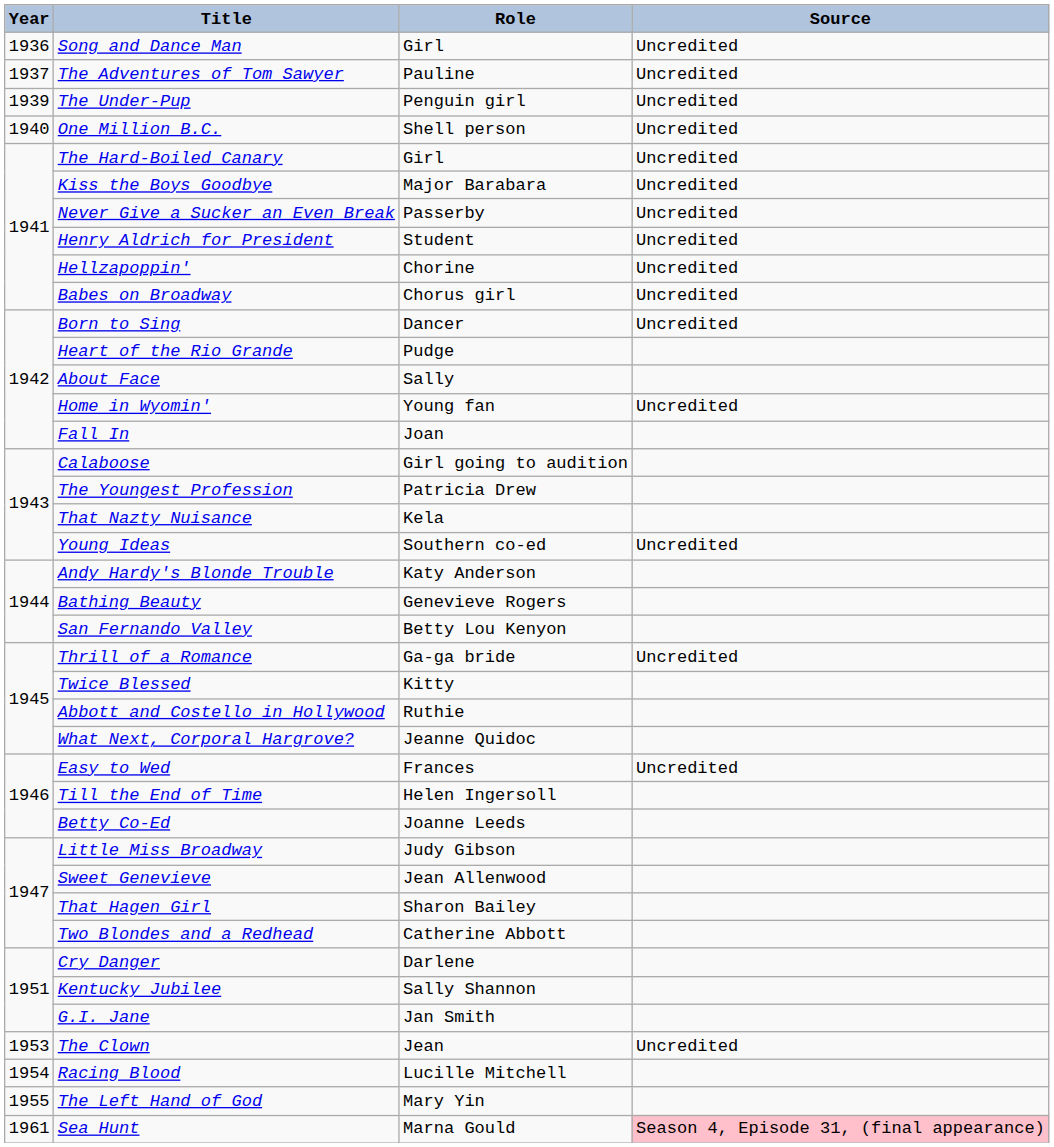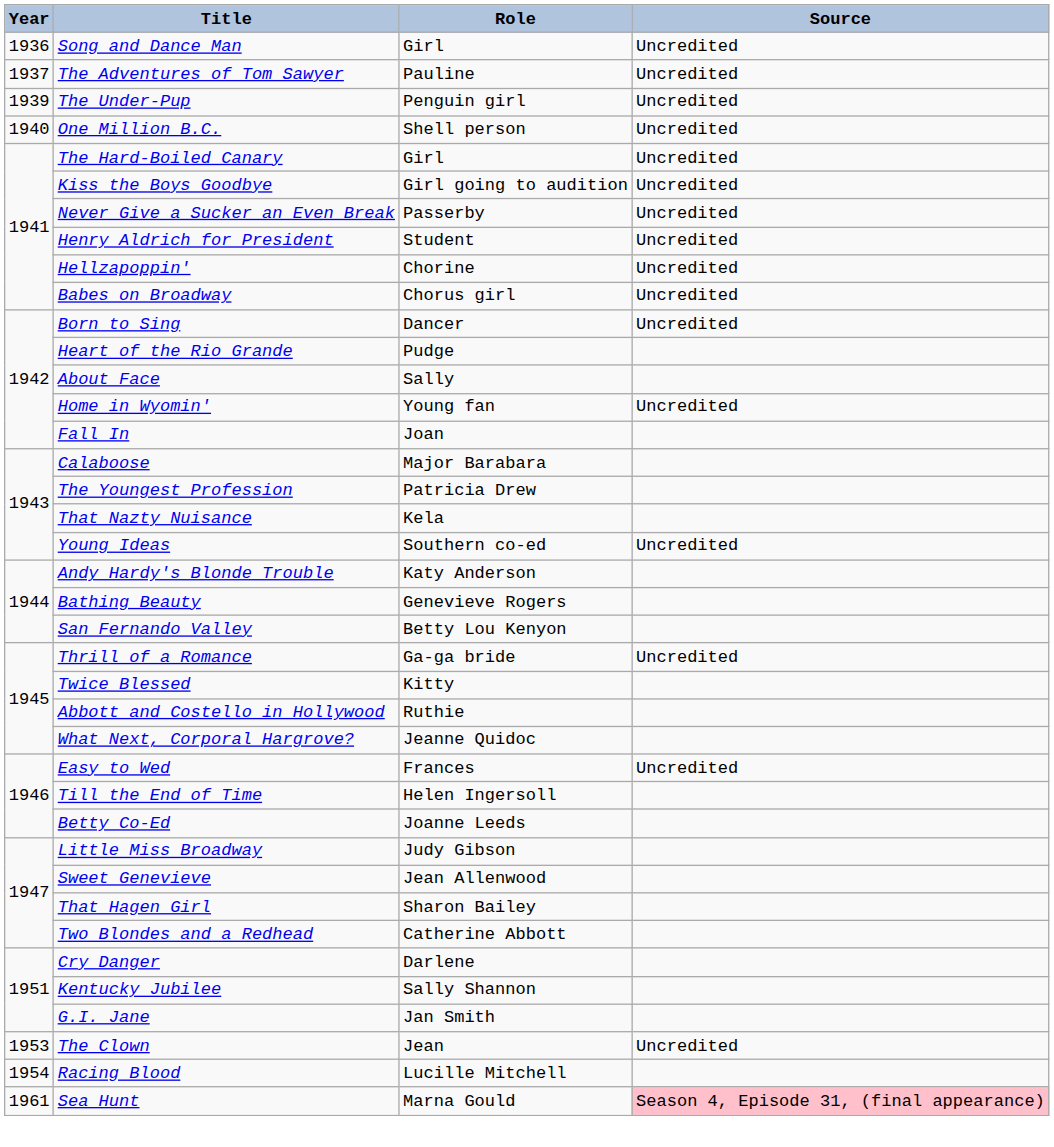(475, 185) Major Barabara -> (516, 185) Girl going to audition
(516, 463) Girl going to audition -> (475, 463) Major Barabara
- row: (160, 1101)
